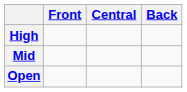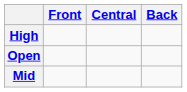rows swapped: (24, 55) <-> (24, 76)
